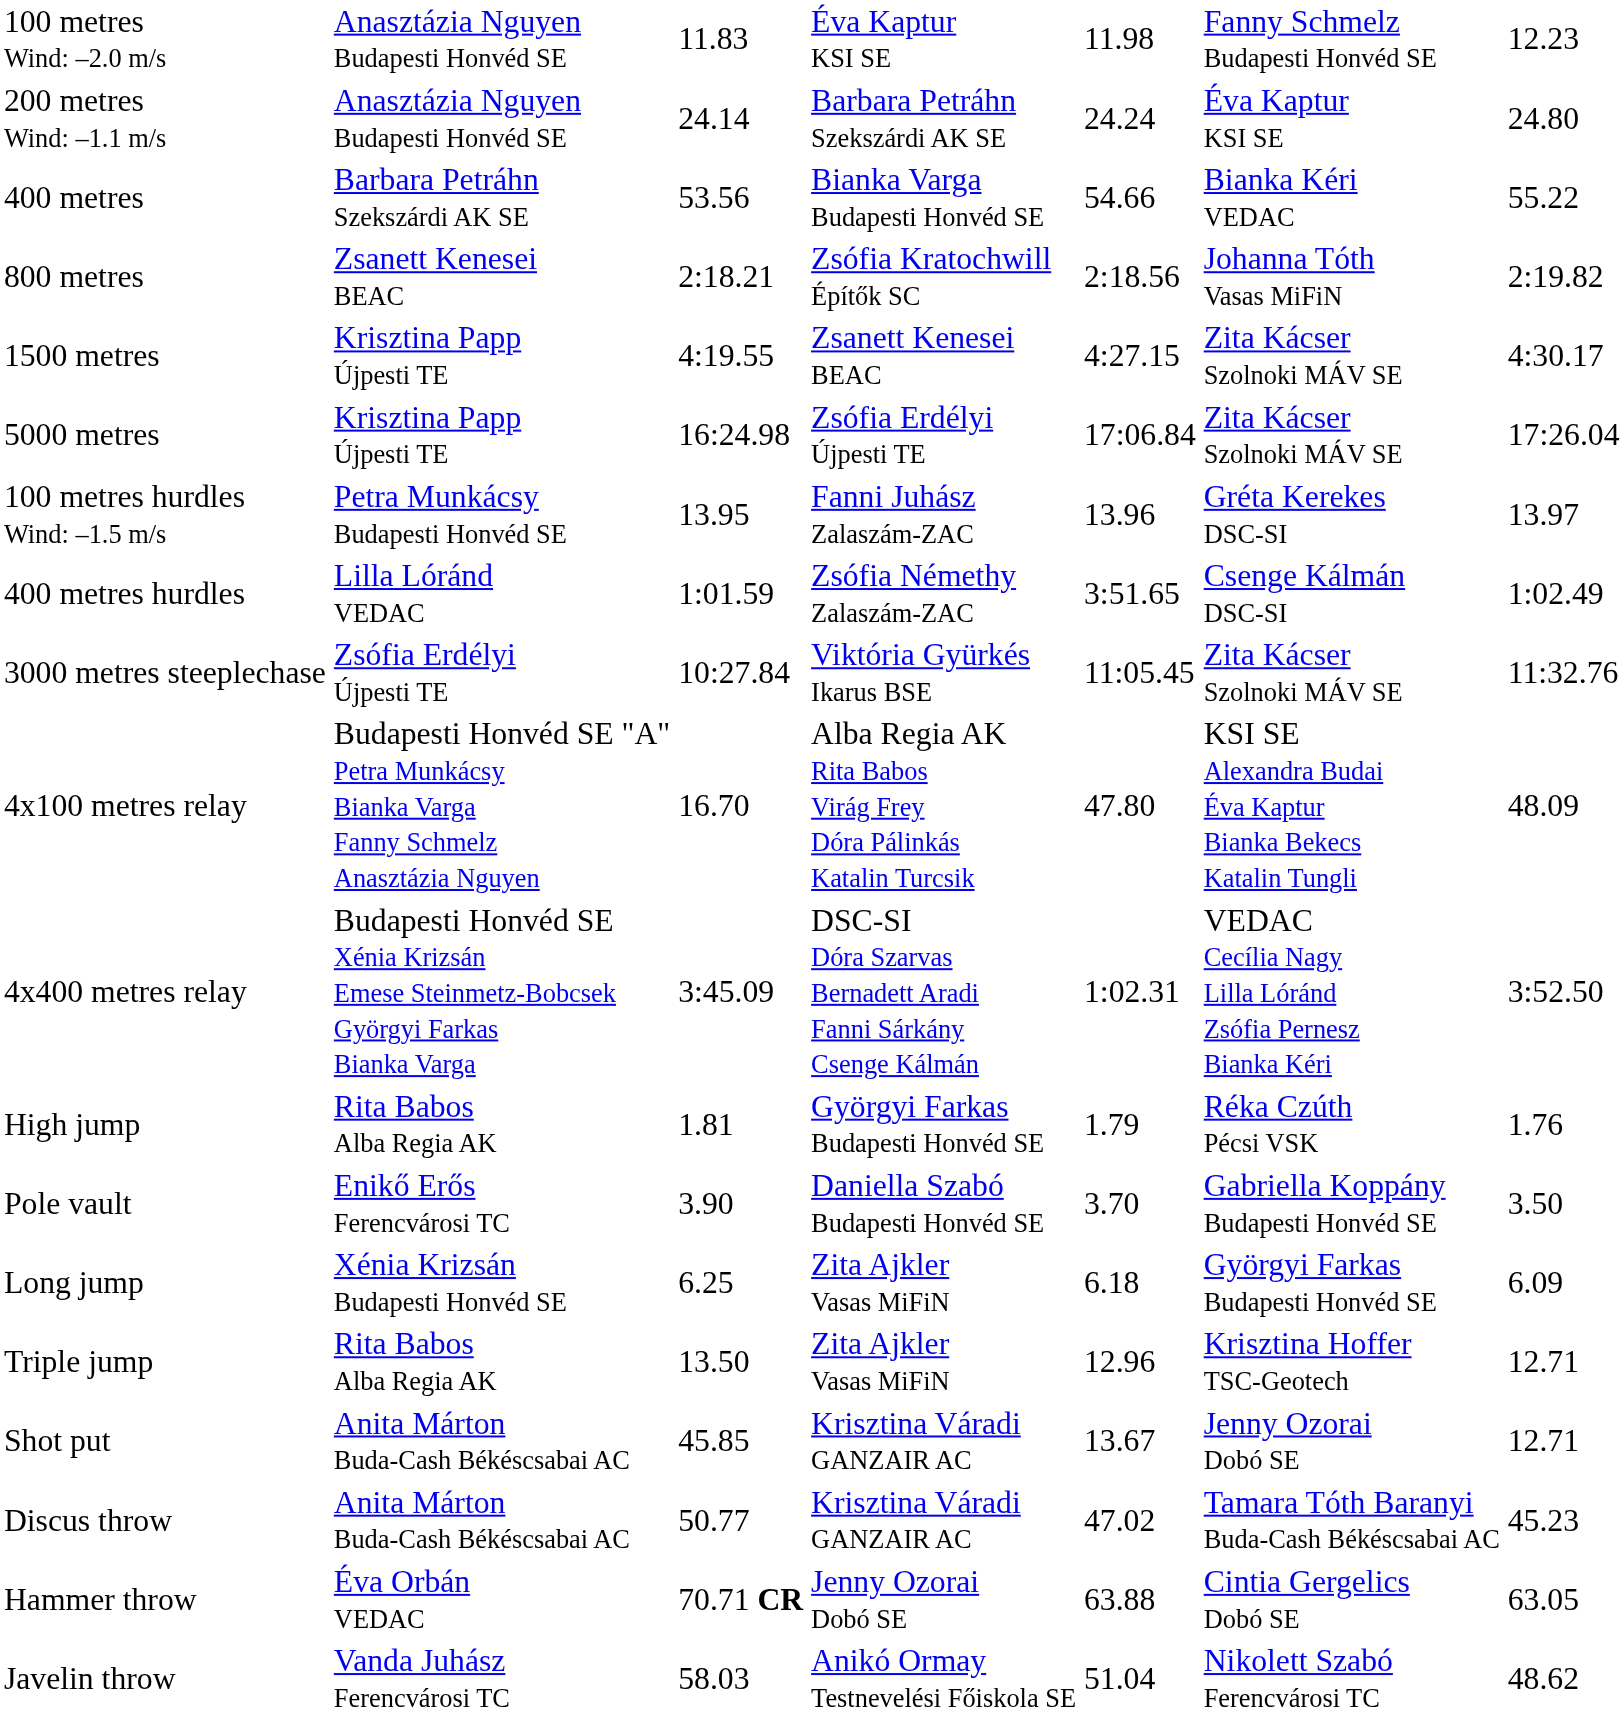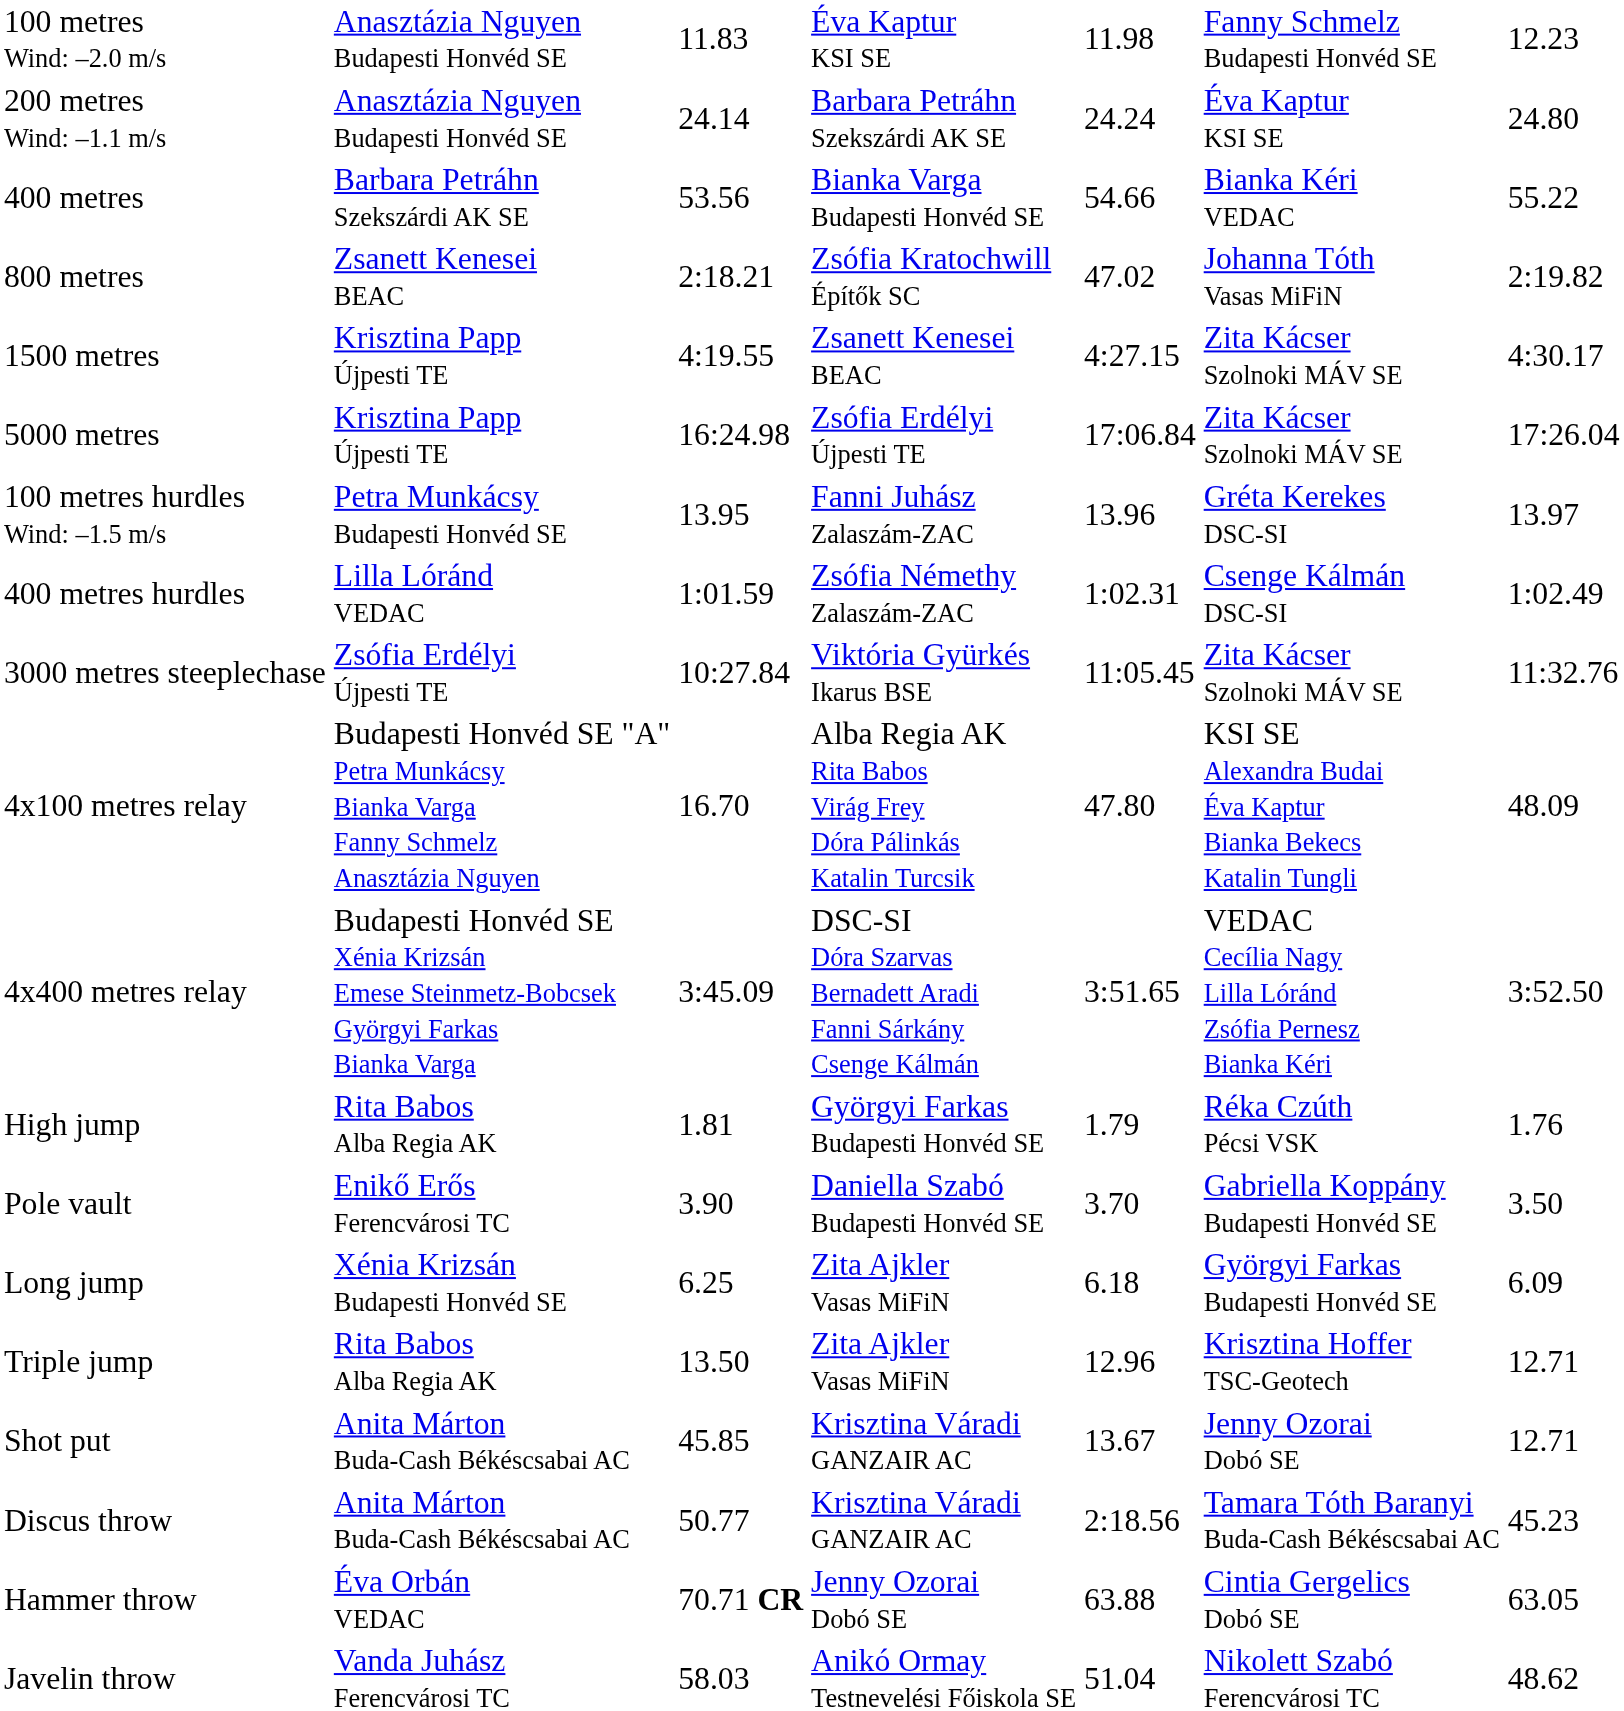(1132, 276) 2:18.56 -> (1120, 276) 47.02
(1132, 593) 3:51.65 -> (1132, 593) 1:02.31
(1132, 991) 1:02.31 -> (1132, 991) 3:51.65
(1120, 1520) 47.02 -> (1132, 1520) 2:18.56
